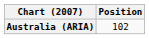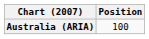(120, 27) 102 -> (120, 27) 100
